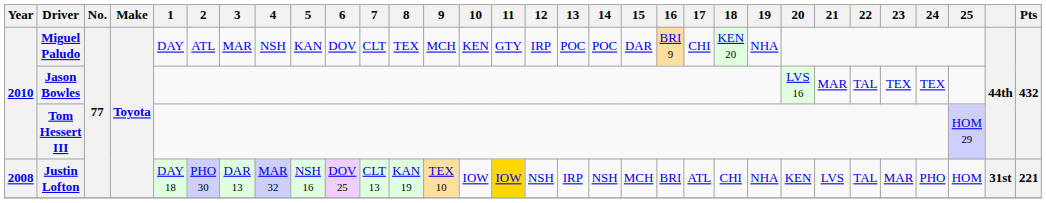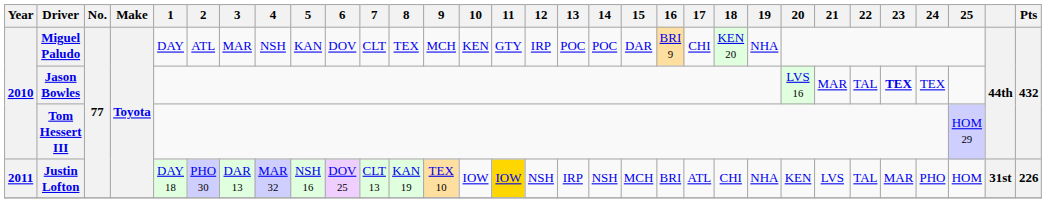(899, 84) normal -> (899, 84) bold
(21, 178) 2008 -> (21, 178) 2011
(1029, 178) 221 -> (1029, 178) 226
